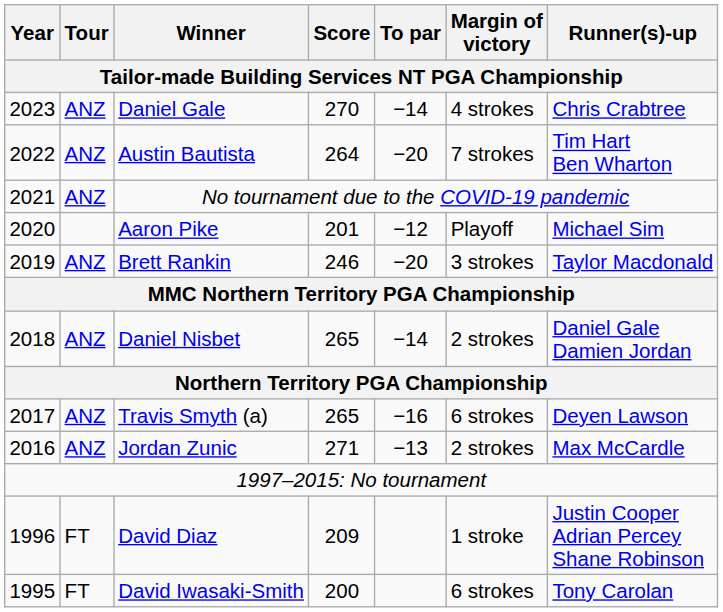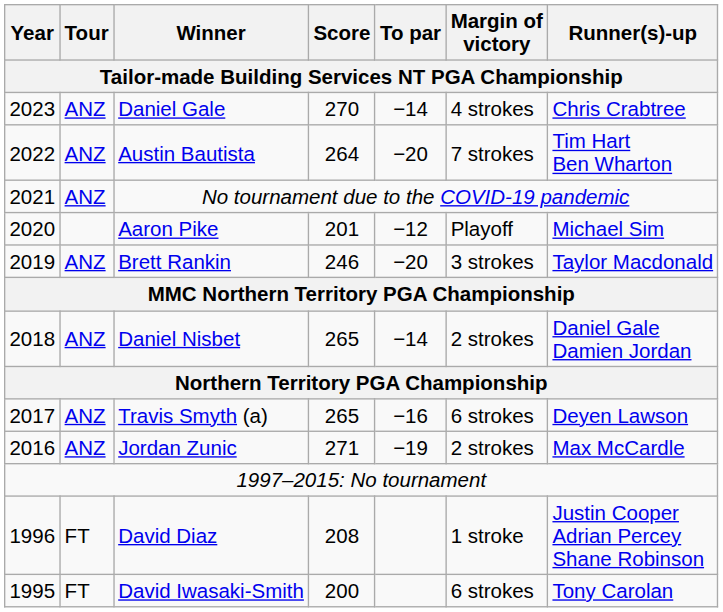(411, 447) −13 -> (411, 447) −19
(342, 535) 209 -> (342, 535) 208
